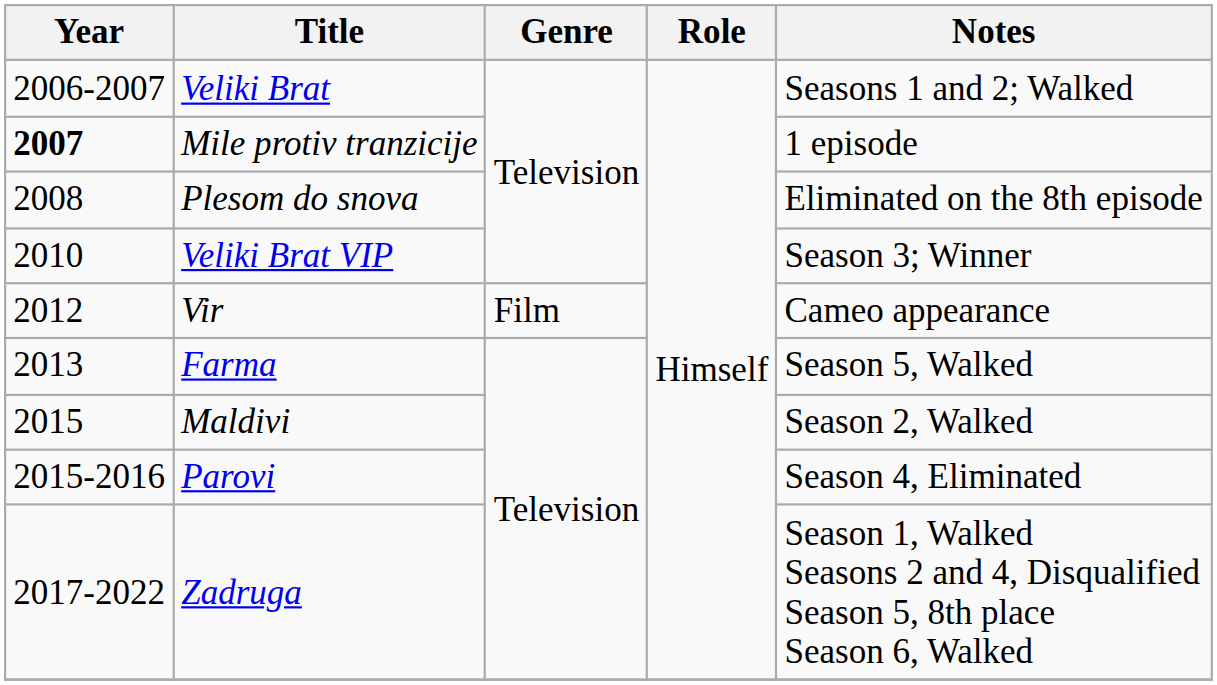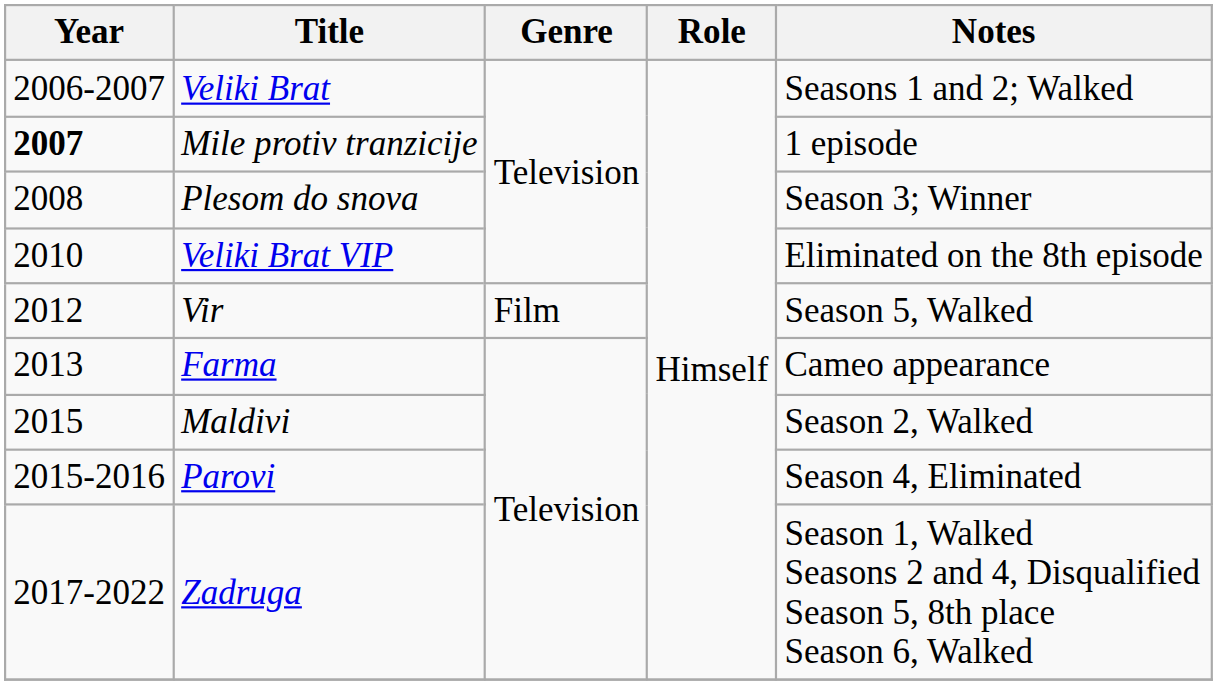(994, 198) Eliminated on the 8th episode -> (908, 198) Season 3; Winner
(908, 254) Season 3; Winner -> (994, 254) Eliminated on the 8th episode
(917, 310) Cameo appearance -> (909, 310) Season 5, Walked
(909, 365) Season 5, Walked -> (917, 365) Cameo appearance
